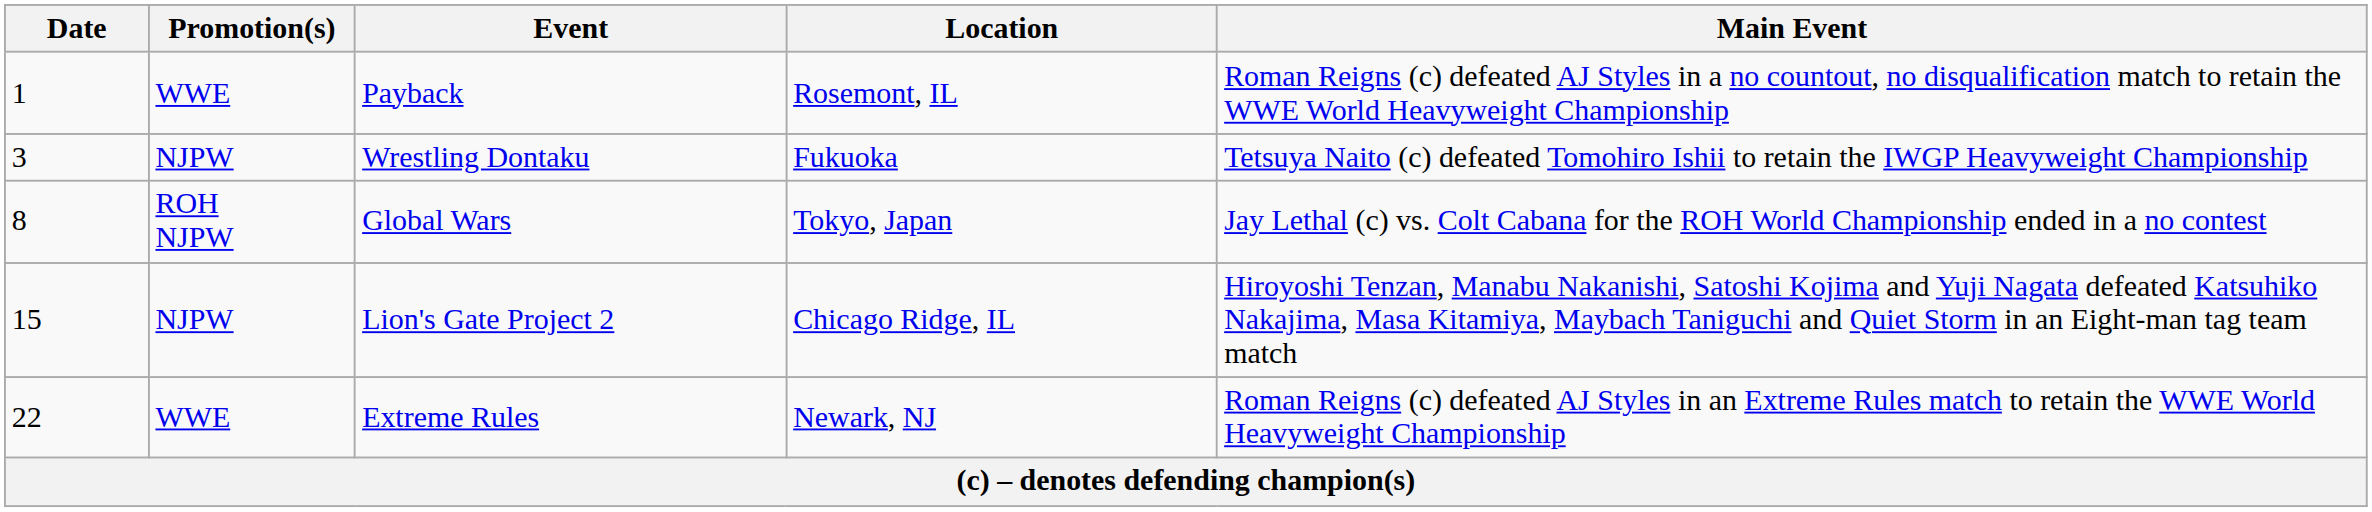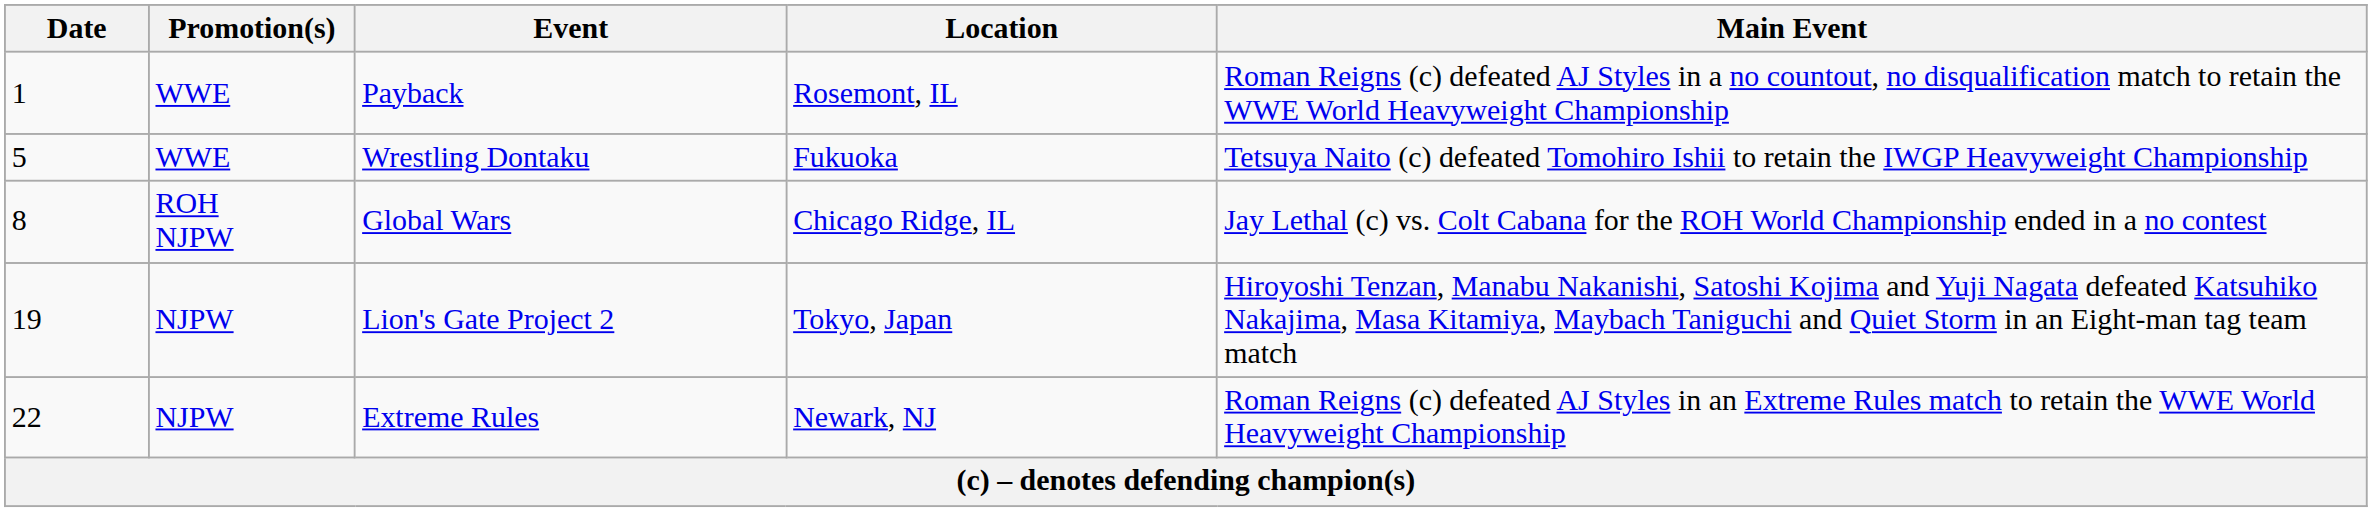(19, 156) 3 -> (19, 156) 5
(195, 156) NJPW -> (193, 156) WWE
(873, 221) Tokyo, Japan -> (904, 221) Chicago Ridge, IL
(27, 319) 15 -> (27, 319) 19
(904, 319) Chicago Ridge, IL -> (873, 319) Tokyo, Japan
(193, 416) WWE -> (195, 416) NJPW
